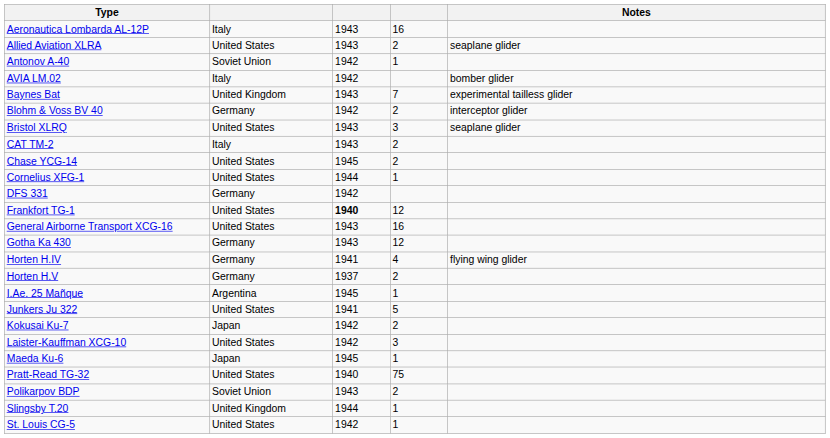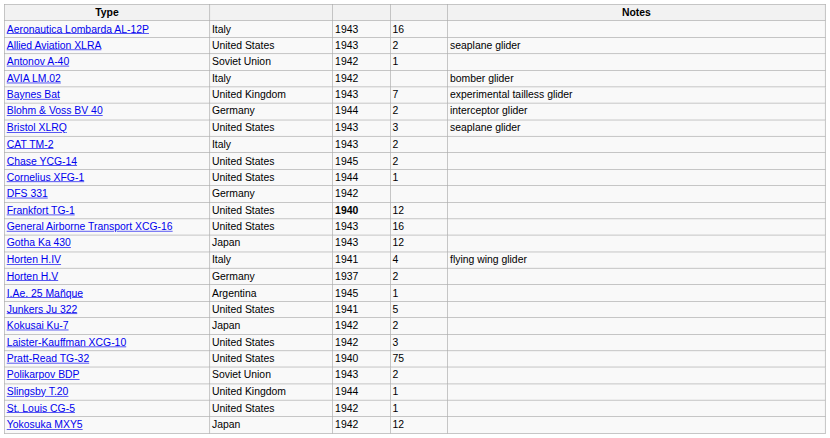(347, 111) 1942 -> (347, 111) 1944
(233, 243) Germany -> (226, 243) Japan
(233, 260) Germany -> (221, 260) Italy
- row: (35, 359)
+ row: (45, 425)
